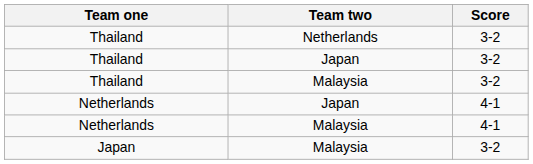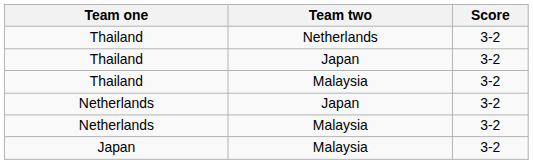(490, 103) 4-1 -> (490, 103) 3-2
(490, 125) 4-1 -> (490, 125) 3-2
